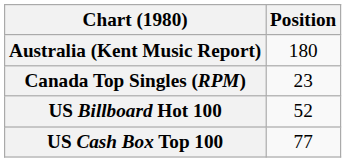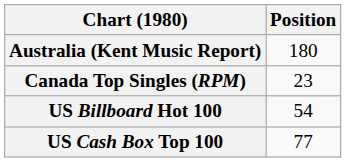(303, 111) 52 -> (303, 111) 54
